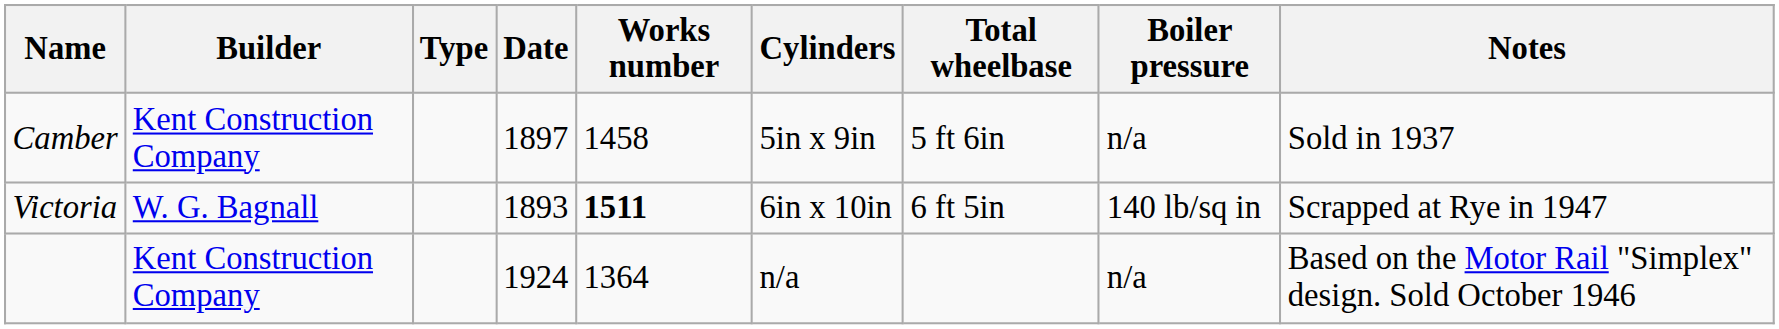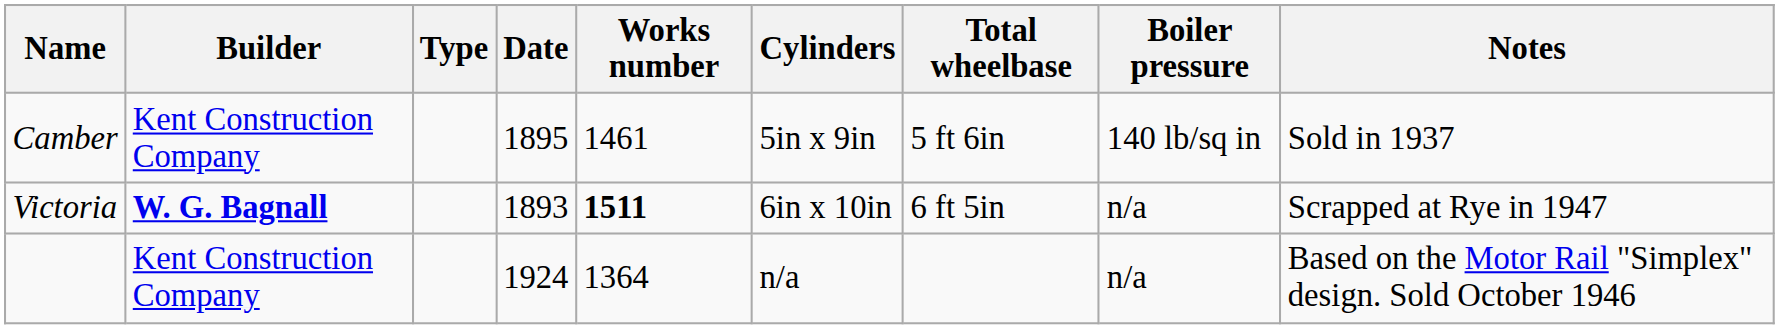(536, 137) 1897 -> (536, 137) 1895
(616, 137) 1458 -> (616, 137) 1461
(1127, 137) n/a -> (1184, 137) 140 lb/sq in
(226, 207) normal -> (230, 207) bold
(1184, 207) 140 lb/sq in -> (1127, 207) n/a
